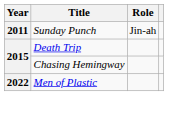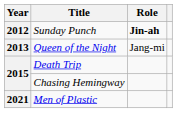(18, 30) 2011 -> (18, 30) 2012
(143, 30) normal -> (144, 30) bold
+ row: (75, 47)
(18, 82) 2022 -> (18, 99) 2021
